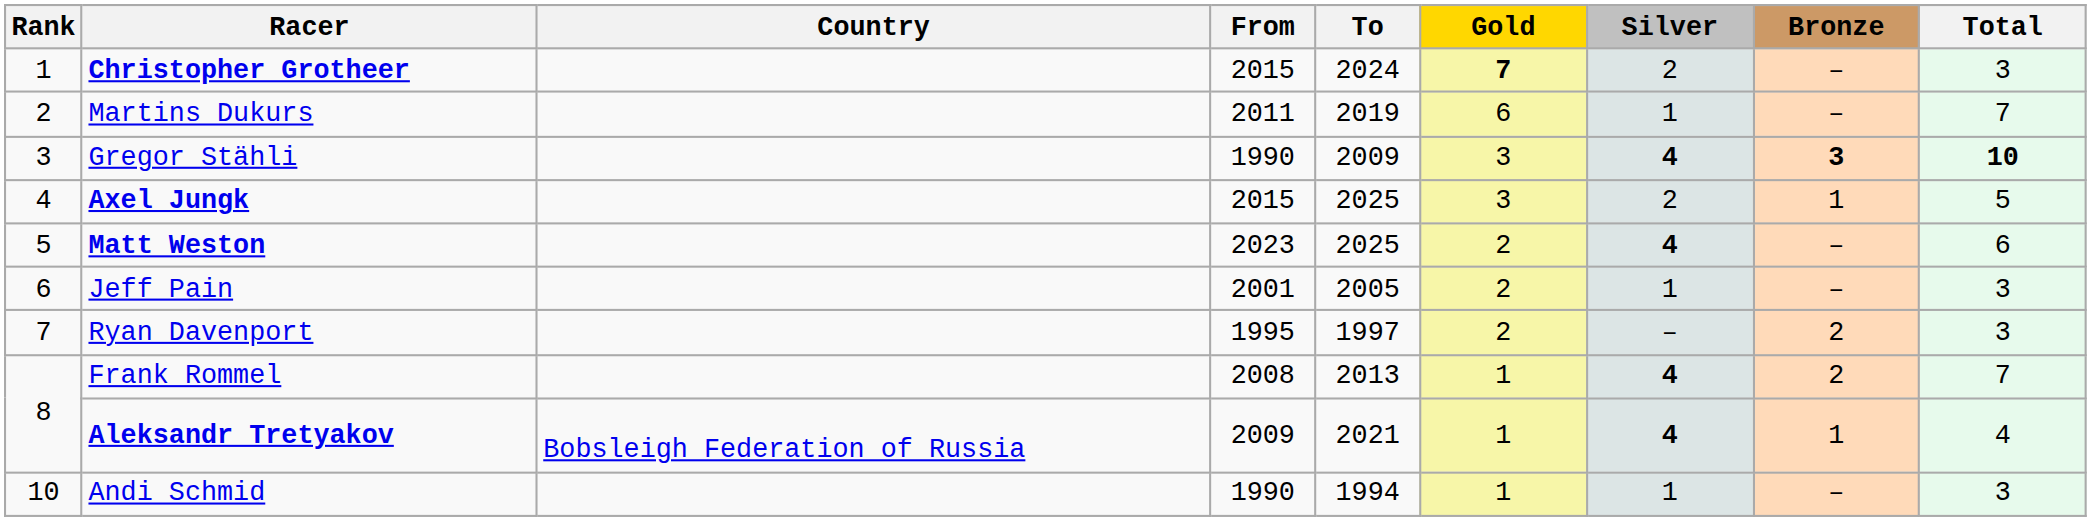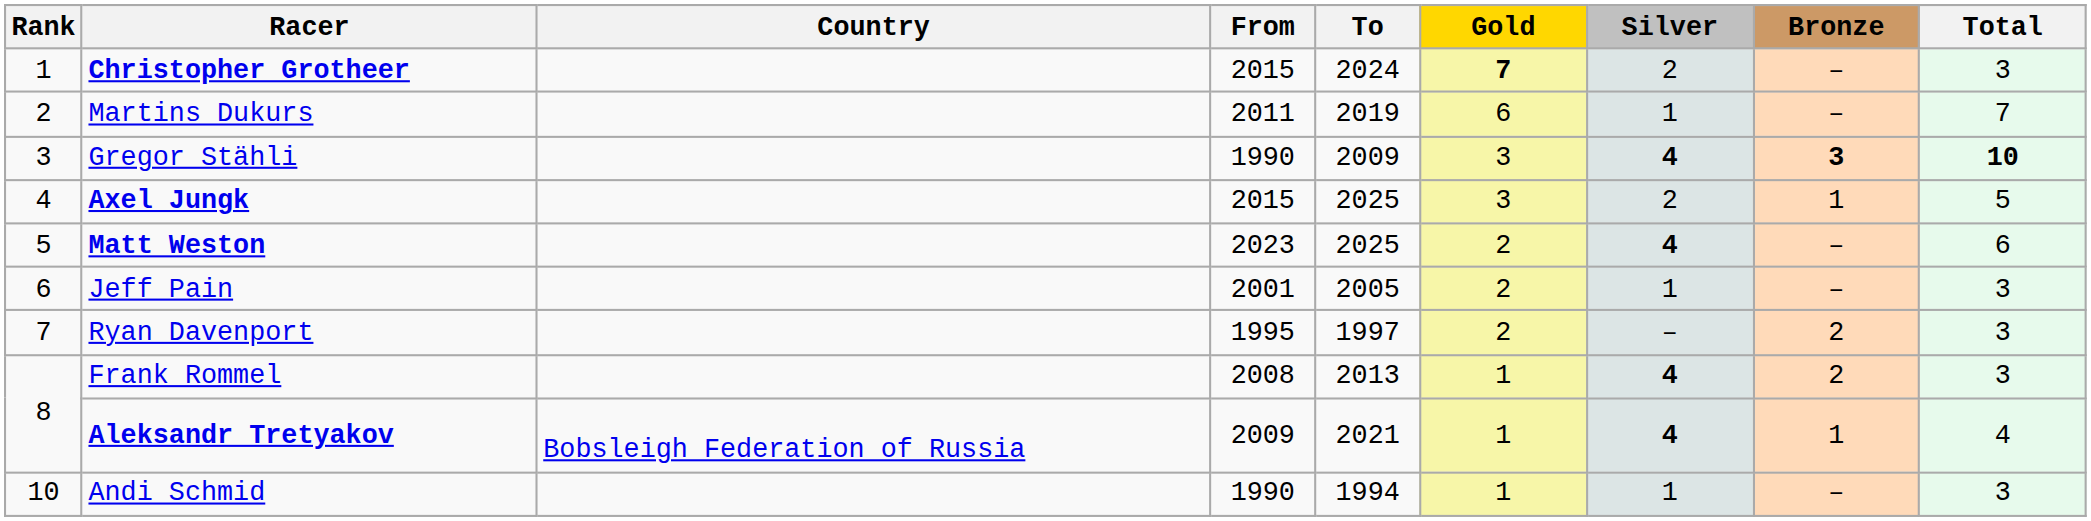(2003, 376) 7 -> (2003, 376) 3
